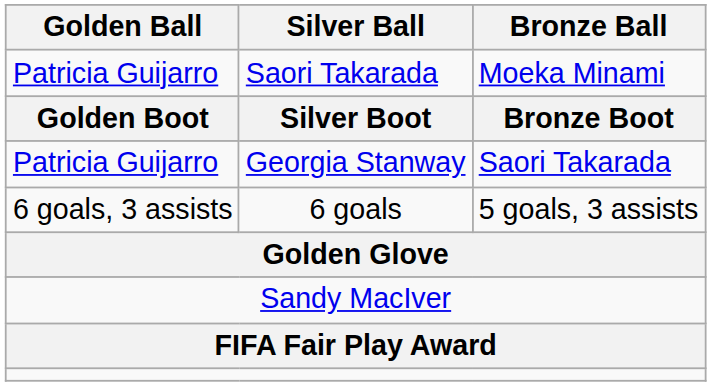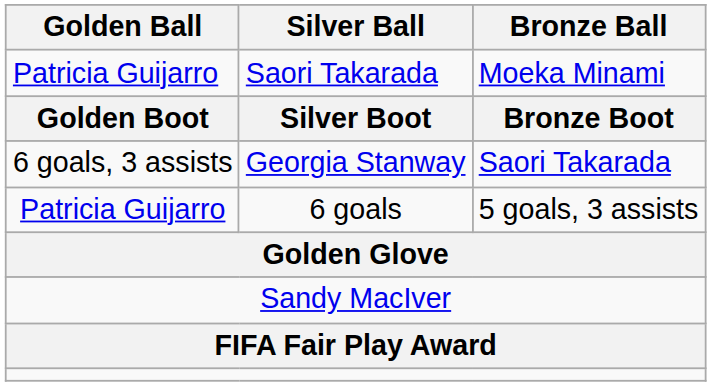(116, 163) Patricia Guijarro -> (123, 163) 6 goals, 3 assists
(123, 208) 6 goals, 3 assists -> (123, 208) Patricia Guijarro
